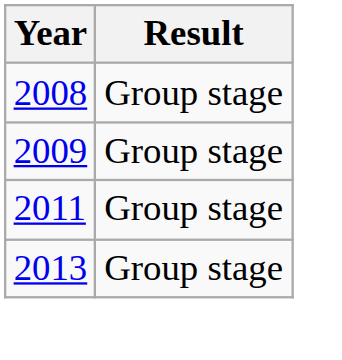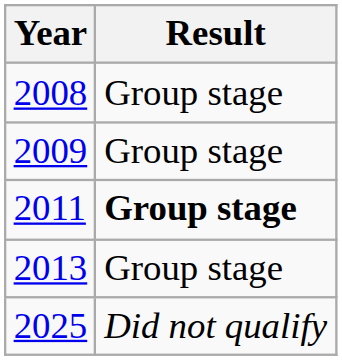(194, 208) normal -> (200, 208) bold
+ row: (50, 325)
